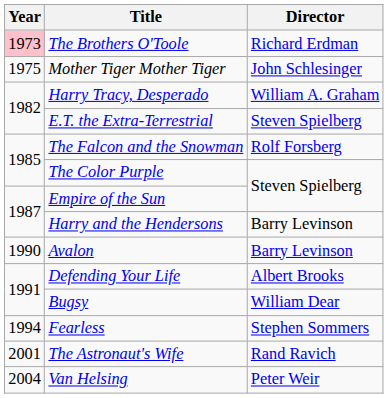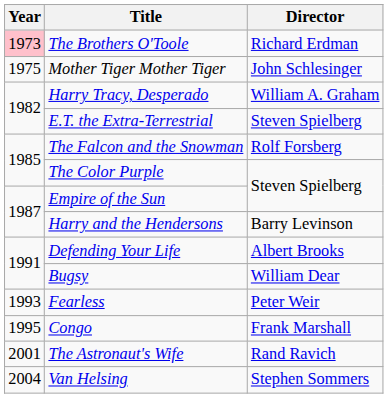- row: (71, 250)
(25, 328) 1994 -> (25, 302) 1993
(310, 328) Stephen Sommers -> (285, 302) Peter Weir
+ row: (70, 328)
(285, 379) Peter Weir -> (310, 379) Stephen Sommers
